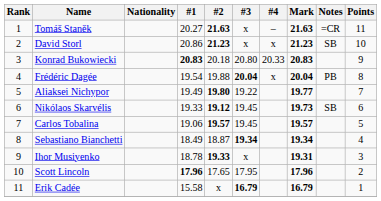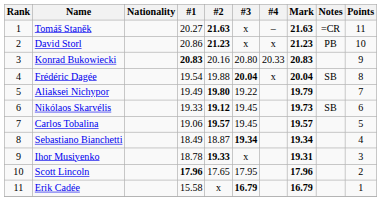(331, 44) SB -> (331, 44) PB
(219, 60) 20.18 -> (219, 60) 20.16
(331, 76) PB -> (331, 76) SB
(302, 92) 19.77 -> (302, 92) 19.79
